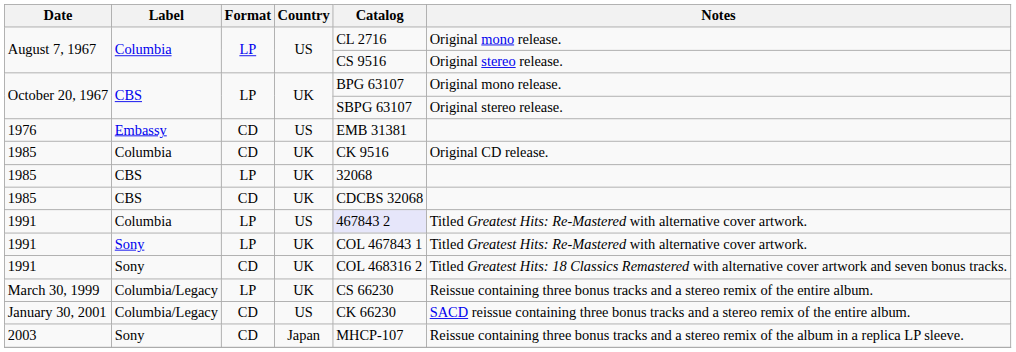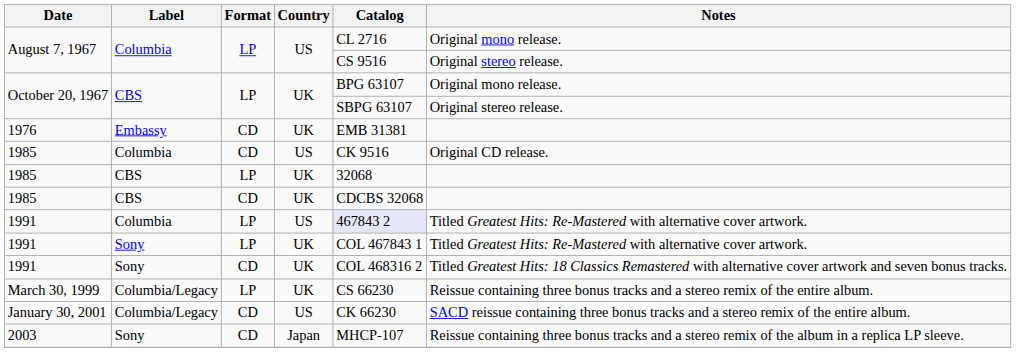(304, 130) US -> (304, 130) UK
(304, 152) UK -> (304, 152) US
